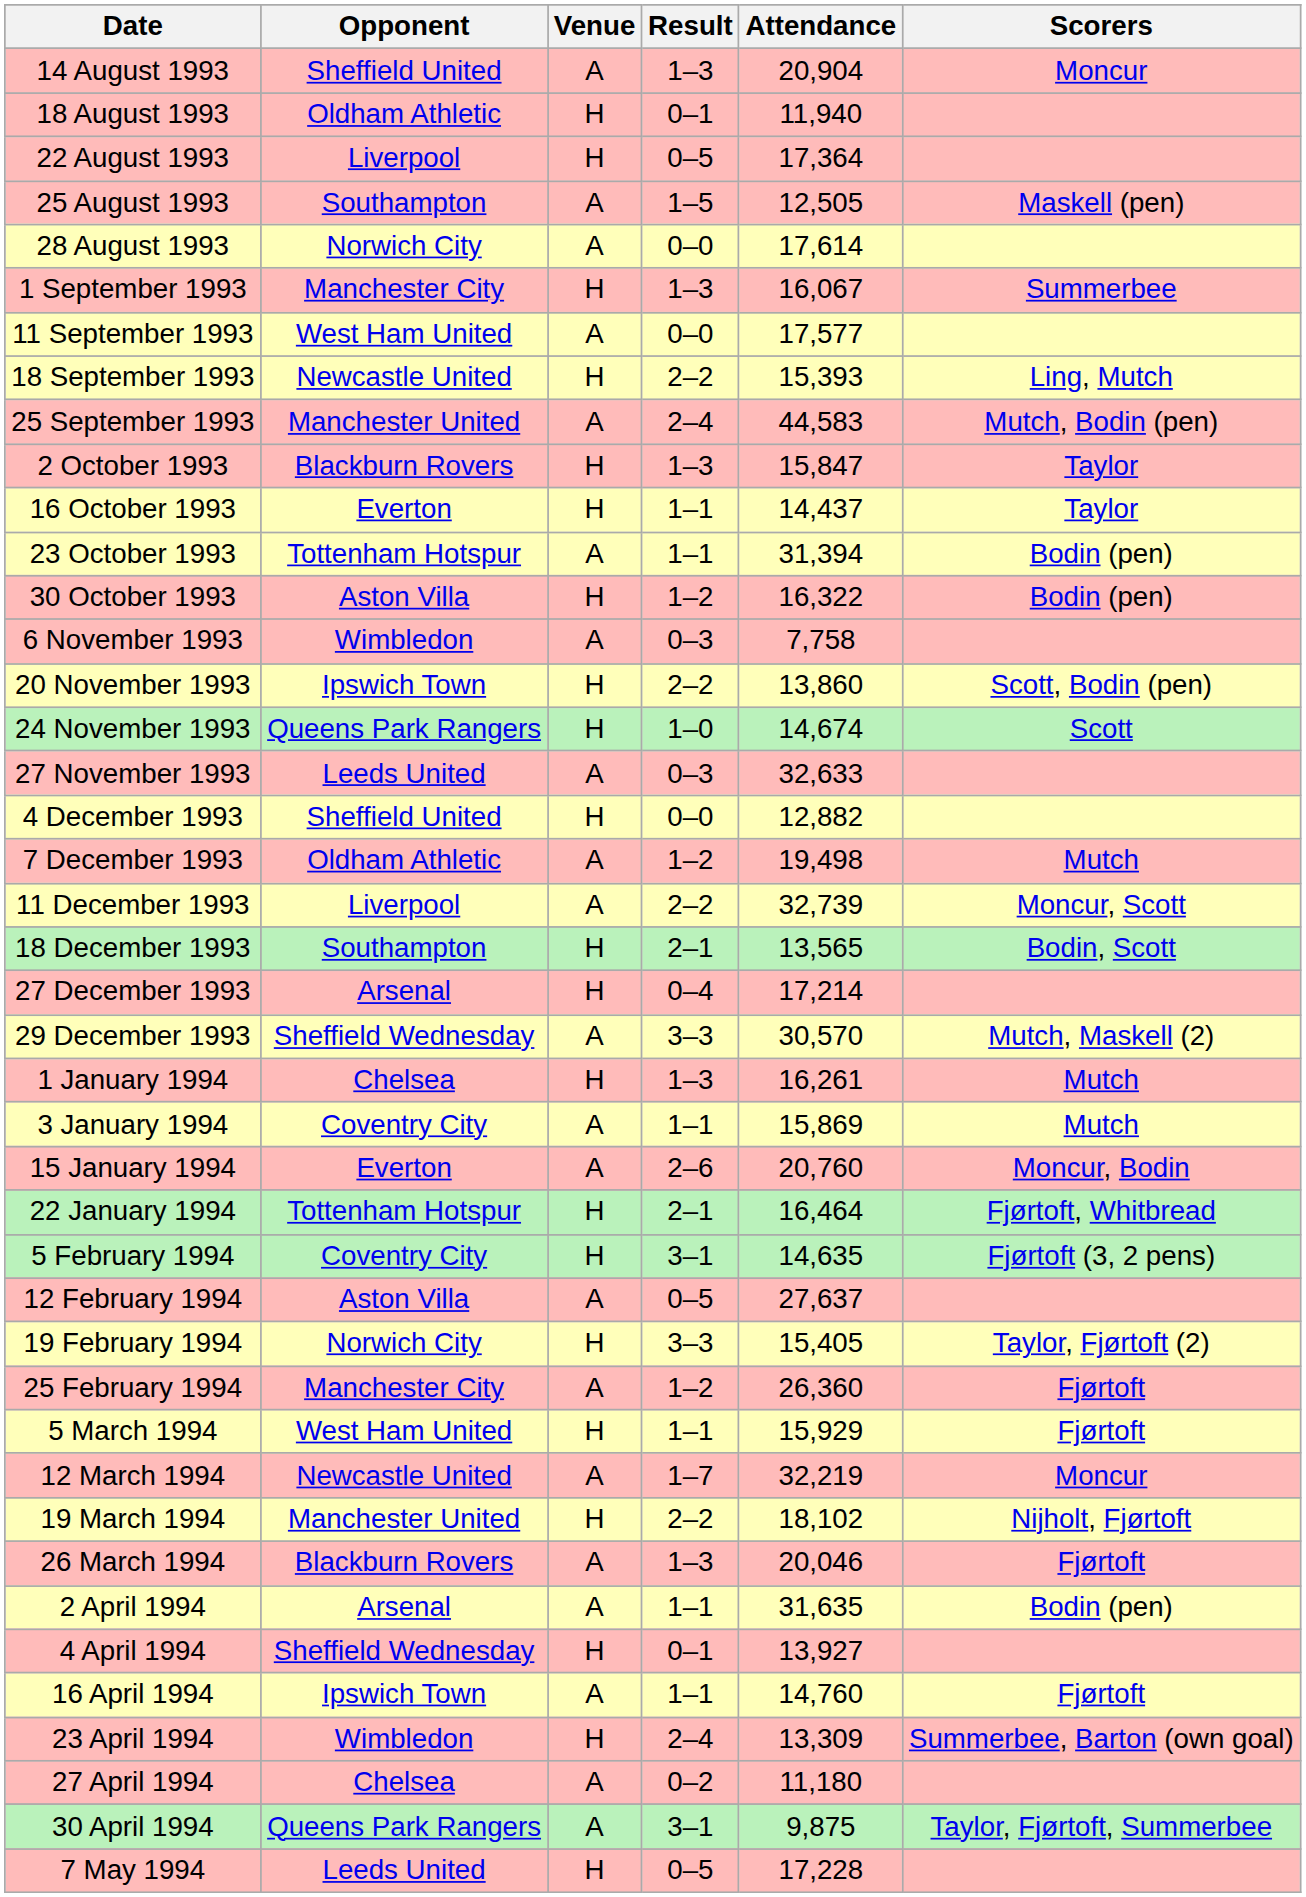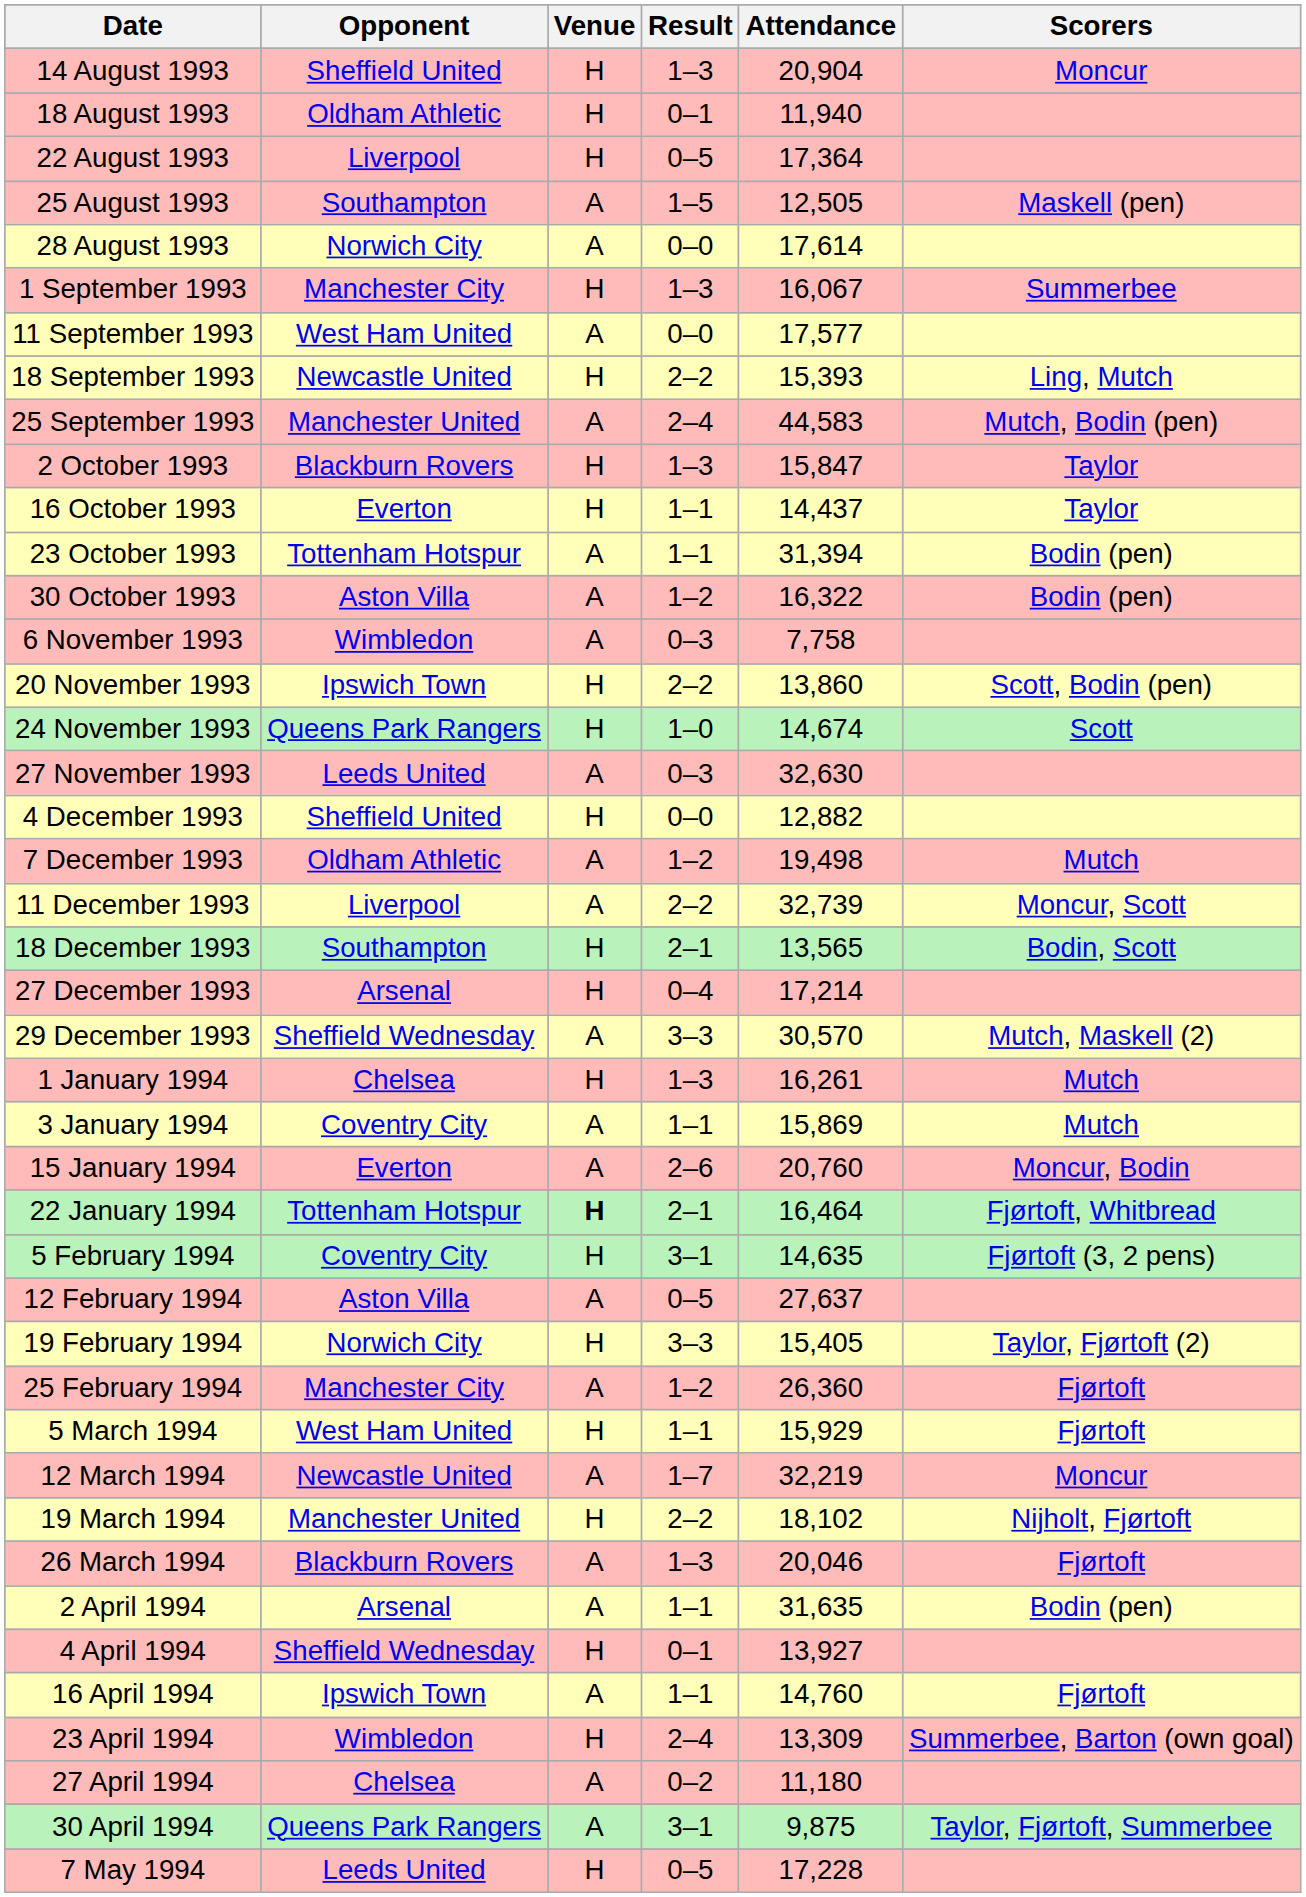(595, 70) A -> (595, 70) H
(595, 597) H -> (595, 597) A
(821, 772) 32,633 -> (821, 772) 32,630
(595, 1211) normal -> (595, 1211) bold
